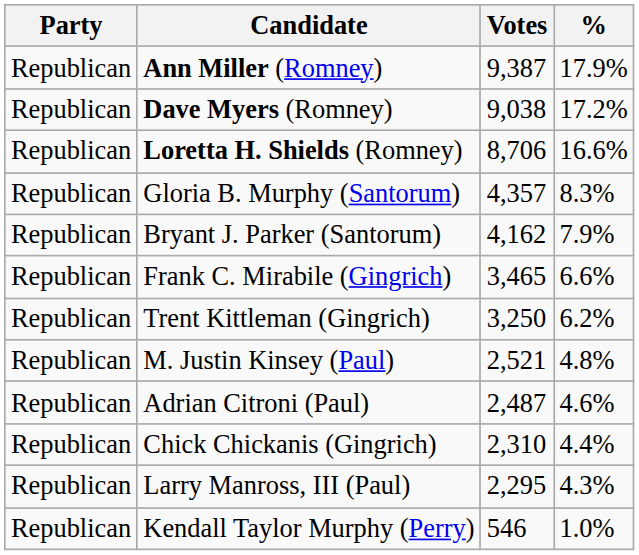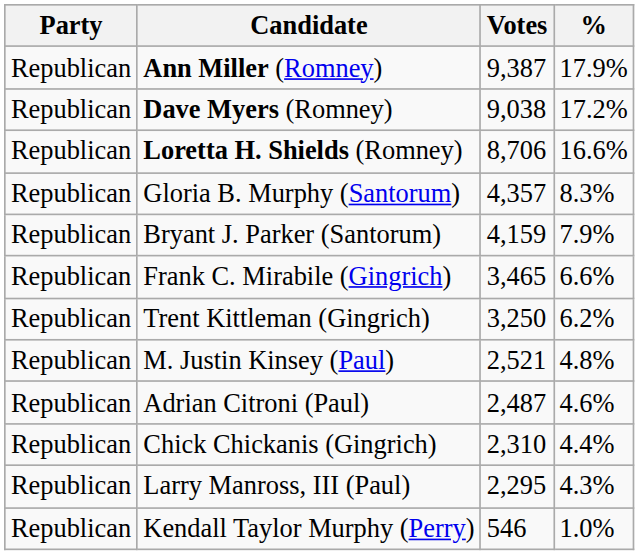(516, 234) 4,162 -> (516, 234) 4,159
